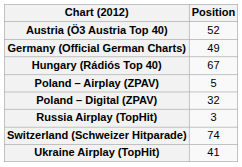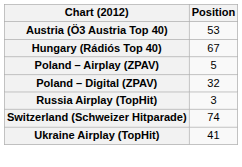(214, 30) 52 -> (214, 30) 53
- row: (97, 48)
